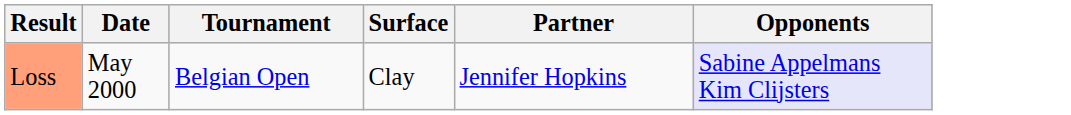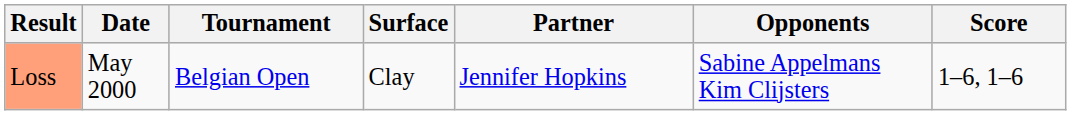+ column: (999, 23)
(790, 76) lavender background -> (790, 76) no background
